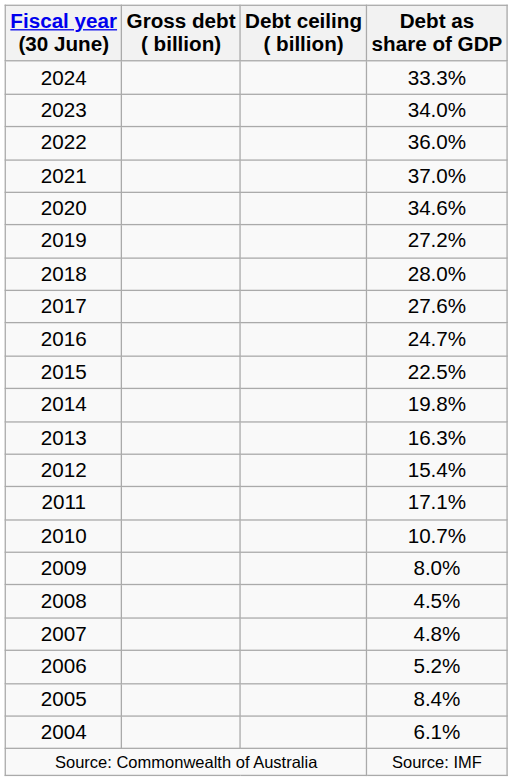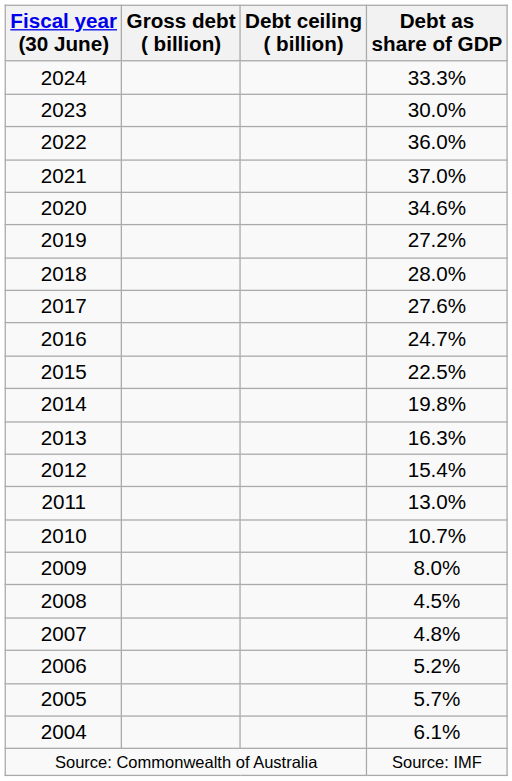(437, 110) 34.0% -> (437, 110) 30.0%
(437, 502) 17.1% -> (437, 502) 13.0%
(437, 699) 8.4% -> (437, 699) 5.7%
